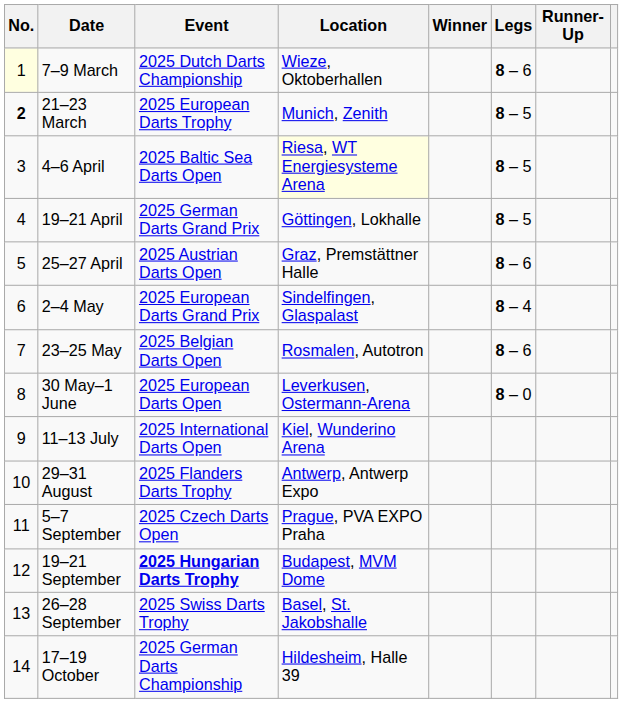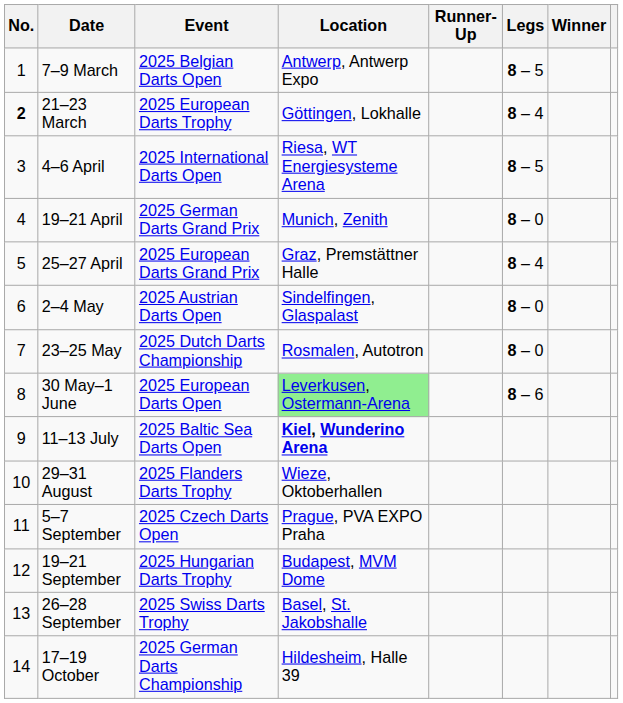columns swapped: (460, 26) <-> (573, 26)
(21, 70) lightyellow background -> (21, 70) no background
(202, 70) 2025 Dutch Darts Championship -> (186, 70) 2025 Belgian Darts Open
(332, 70) Wieze, Oktoberhallen -> (345, 70) Antwerp, Antwerp Expo
(513, 70) 8 – 6 -> (525, 70) 8 – 5
(335, 114) Munich, Zenith -> (351, 114) Göttingen, Lokhalle
(513, 114) 8 – 5 -> (525, 114) 8 – 4
(196, 166) 2025 Baltic Sea Darts Open -> (204, 166) 2025 International Darts Open
(340, 166) lightyellow background -> (340, 166) no background
(351, 219) Göttingen, Lokhalle -> (335, 219) Munich, Zenith
(513, 219) 8 – 5 -> (525, 219) 8 – 0
(188, 263) 2025 Austrian Darts Open -> (199, 263) 2025 European Darts Grand Prix
(513, 263) 8 – 6 -> (525, 263) 8 – 4
(199, 307) 2025 European Darts Grand Prix -> (188, 307) 2025 Austrian Darts Open
(513, 307) 8 – 4 -> (525, 307) 8 – 0
(186, 351) 2025 Belgian Darts Open -> (202, 351) 2025 Dutch Darts Championship
(513, 351) 8 – 6 -> (525, 351) 8 – 0
(346, 395) no background -> (346, 395) lightgreen background
(513, 395) 8 – 0 -> (525, 395) 8 – 6
(204, 438) 2025 International Darts Open -> (196, 438) 2025 Baltic Sea Darts Open
(339, 438) normal -> (343, 438) bold
(345, 482) Antwerp, Antwerp Expo -> (332, 482) Wieze, Oktoberhallen
(199, 570) bold -> (196, 570) normal
